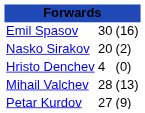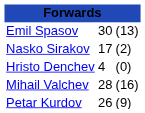(127, 31) (16) -> (127, 31) (13)
(105, 49) 20 -> (105, 49) 17
(127, 84) (13) -> (127, 84) (16)
(105, 102) 27 -> (105, 102) 26
